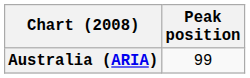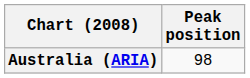(203, 61) 99 -> (203, 61) 98
